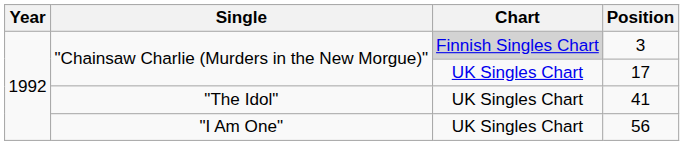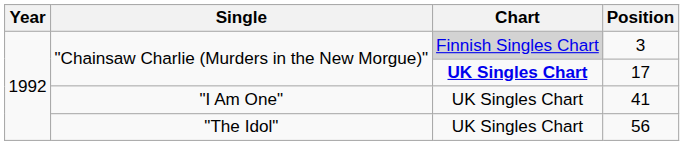(517, 72) normal -> (517, 72) bold
(241, 99) "The Idol" -> (241, 99) "I Am One"
(241, 126) "I Am One" -> (241, 126) "The Idol"
